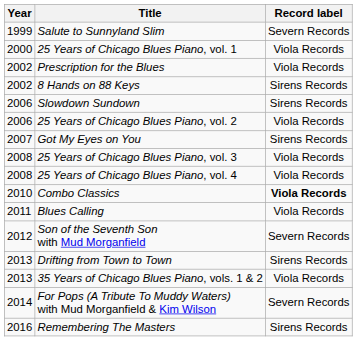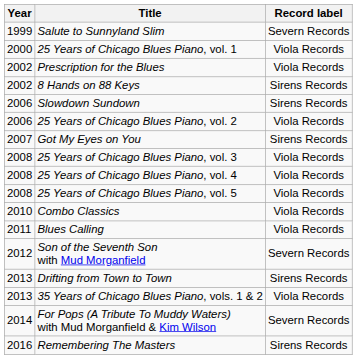+ row: (137, 193)
(309, 193) bold -> (309, 211) normal
